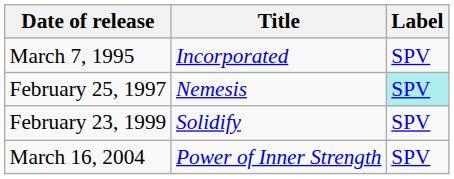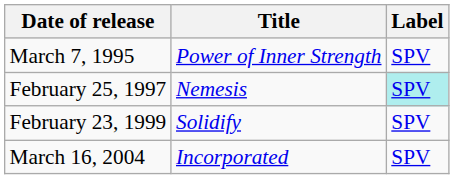(232, 55) Incorporated -> (279, 55) Power of Inner Strength
(279, 156) Power of Inner Strength -> (232, 156) Incorporated
